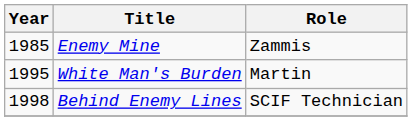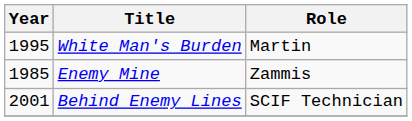rows swapped: (109, 46) <-> (150, 74)
(29, 102) 1998 -> (29, 102) 2001
